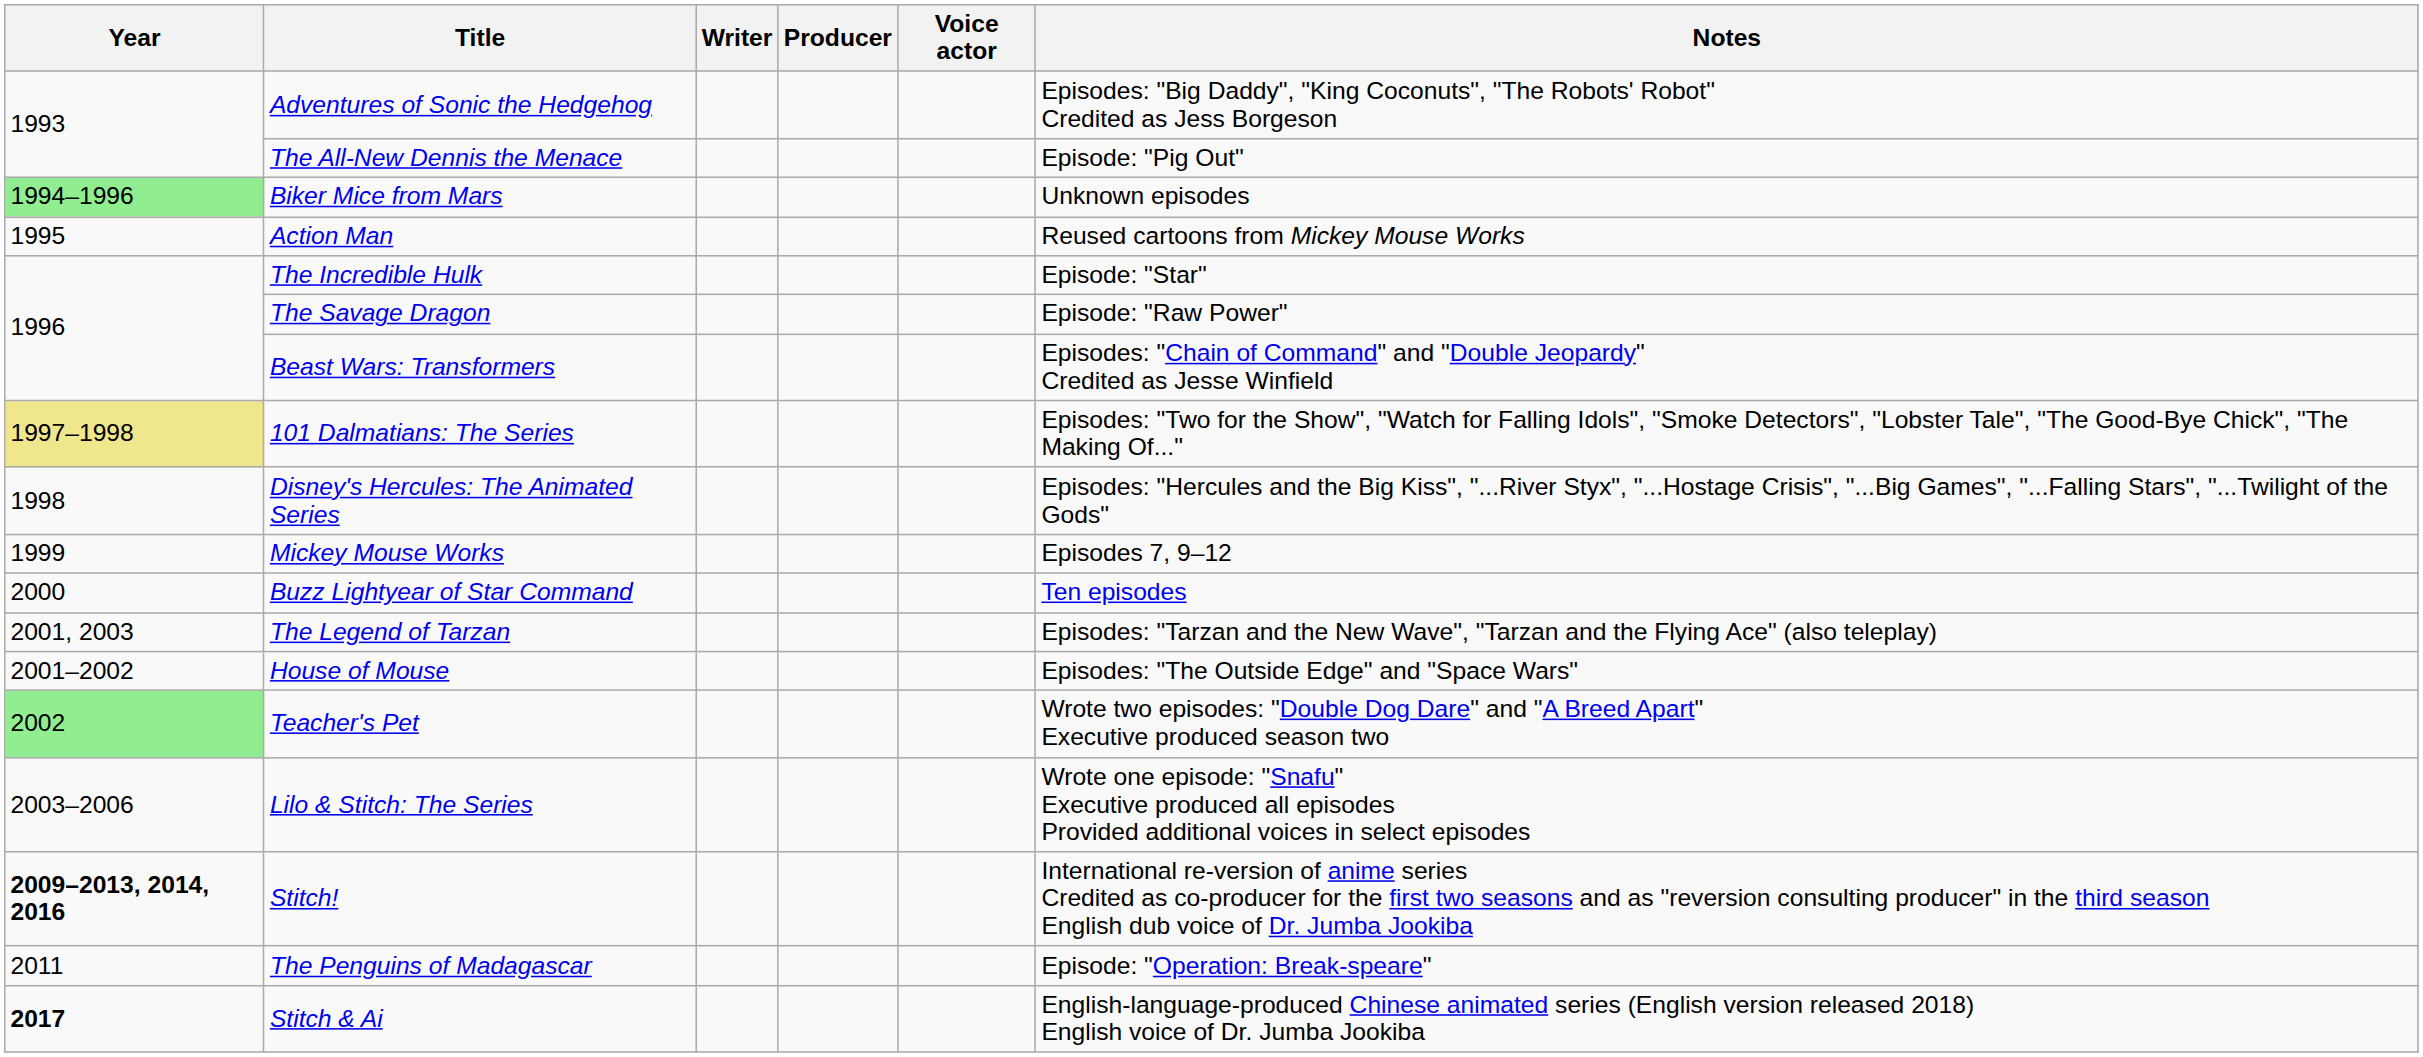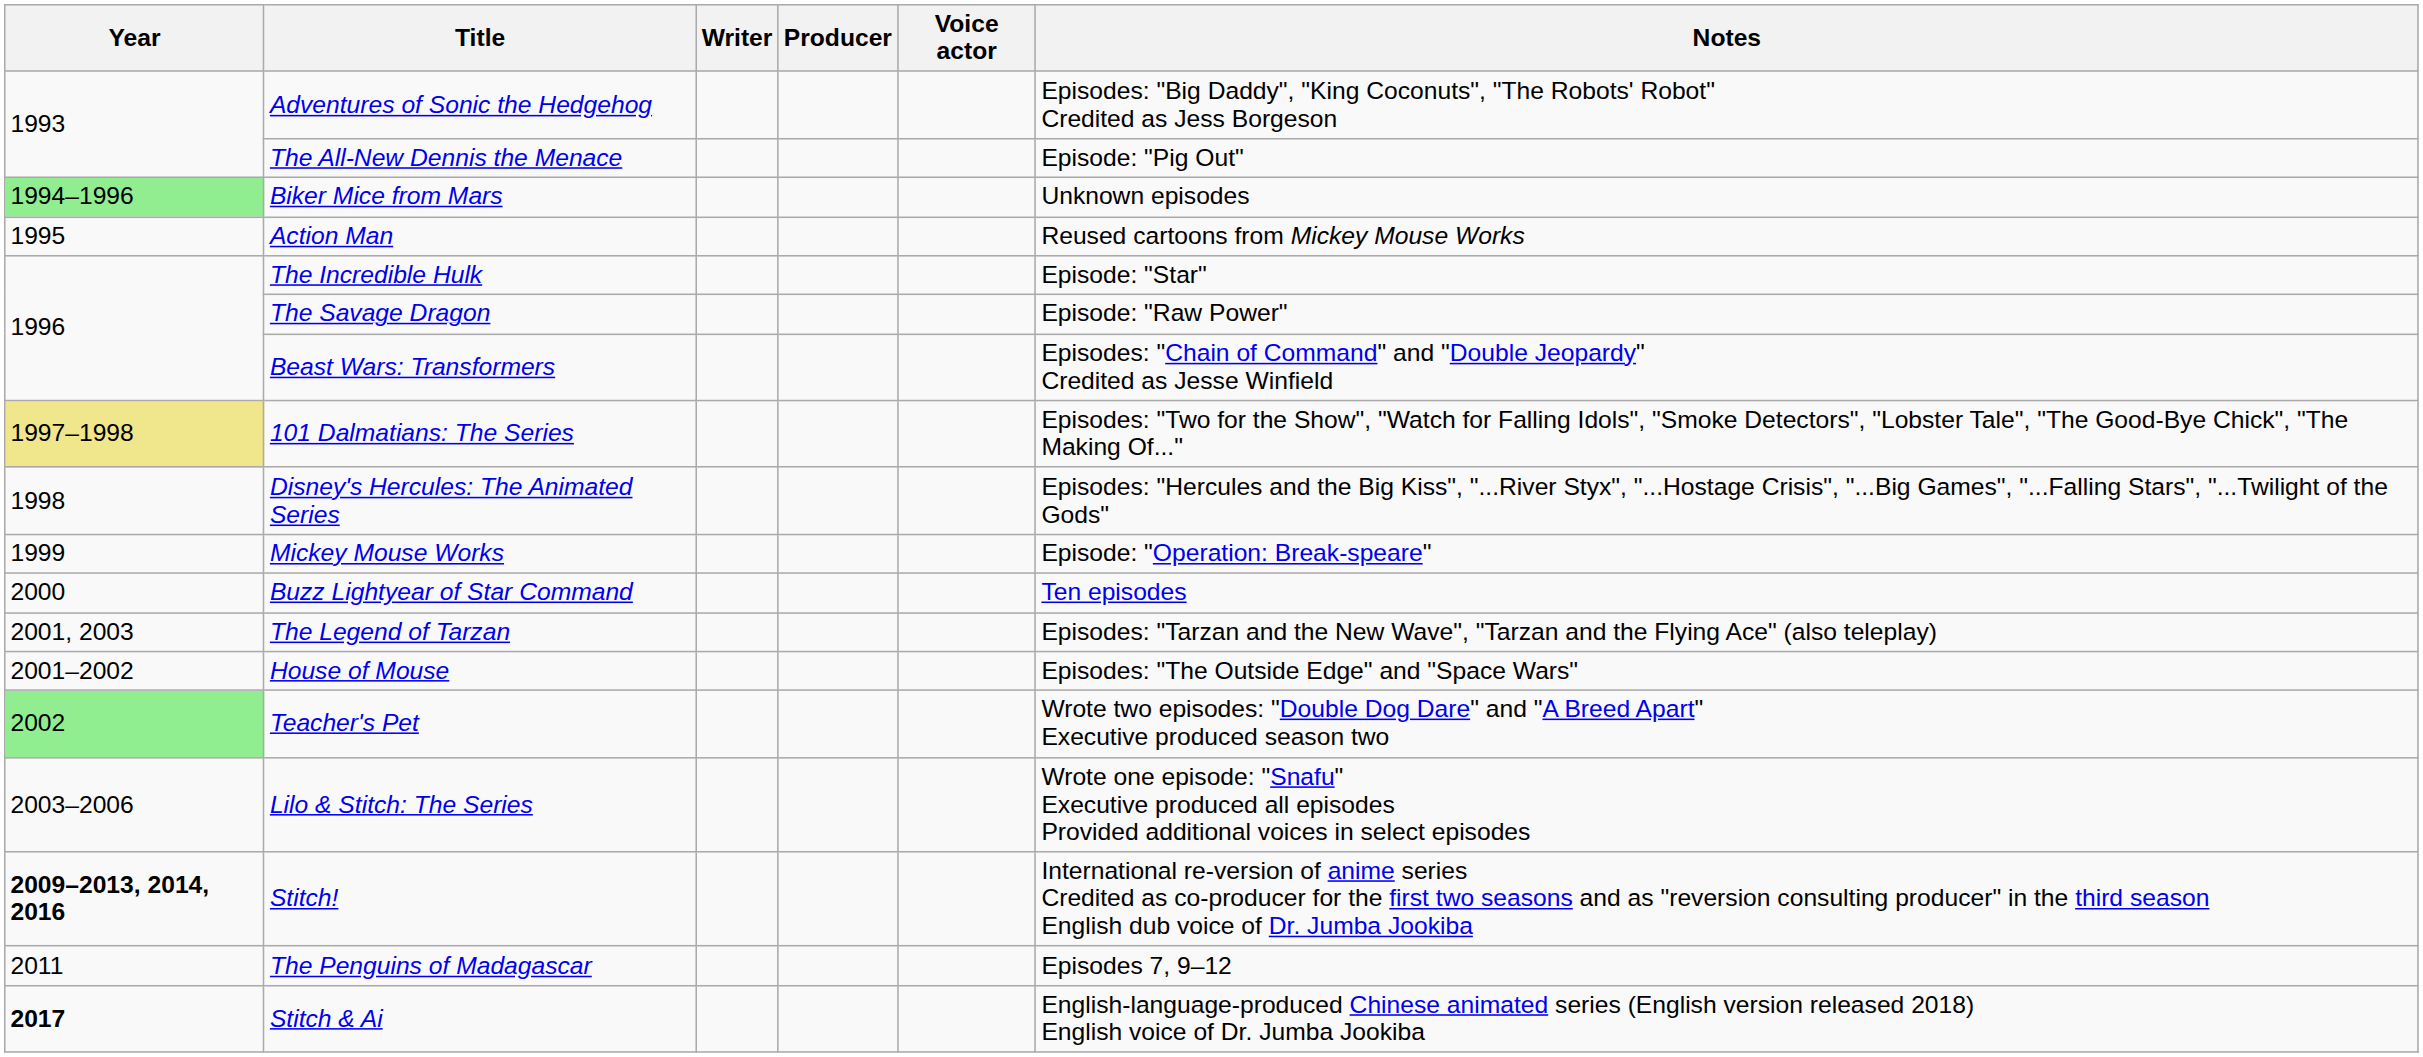(1137, 553) Episodes 7, 9–12 -> (1236, 553) Episode: "Operation: Break-speare"
(1236, 965) Episode: "Operation: Break-speare" -> (1137, 965) Episodes 7, 9–12
